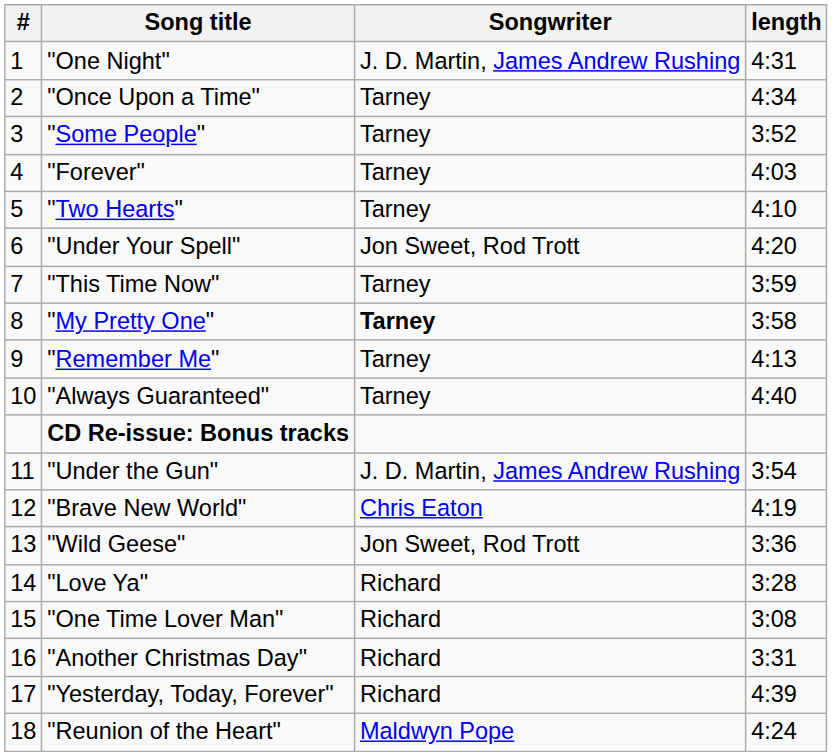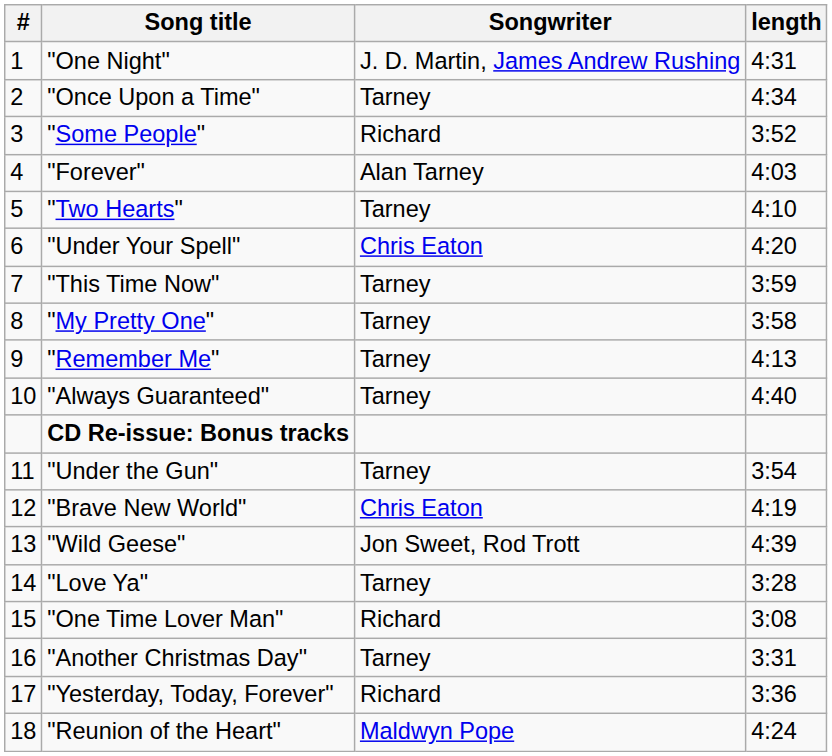(395, 135) Tarney -> (400, 135) Richard
(395, 172) Tarney -> (422, 172) Alan Tarney
(470, 246) Jon Sweet, Rod Trott -> (421, 246) Chris Eaton
(398, 321) bold -> (395, 321) normal
(550, 470) J. D. Martin, James Andrew Rushing -> (395, 470) Tarney
(774, 545) 3:36 -> (774, 545) 4:39
(400, 582) Richard -> (395, 582) Tarney
(400, 657) Richard -> (395, 657) Tarney
(774, 694) 4:39 -> (774, 694) 3:36
